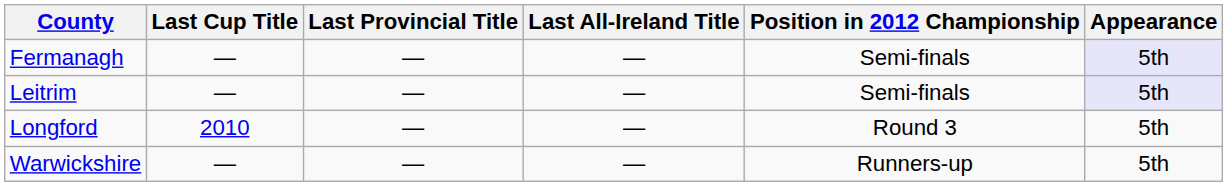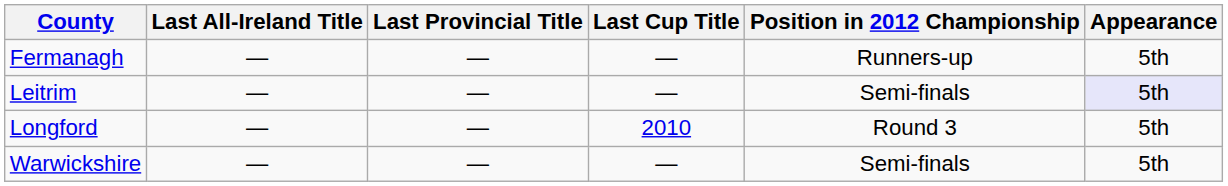columns swapped: (225, 22) <-> (634, 22)
(915, 57) Semi-finals -> (915, 57) Runners-up
(1154, 57) lavender background -> (1154, 57) no background
(915, 163) Runners-up -> (915, 163) Semi-finals
